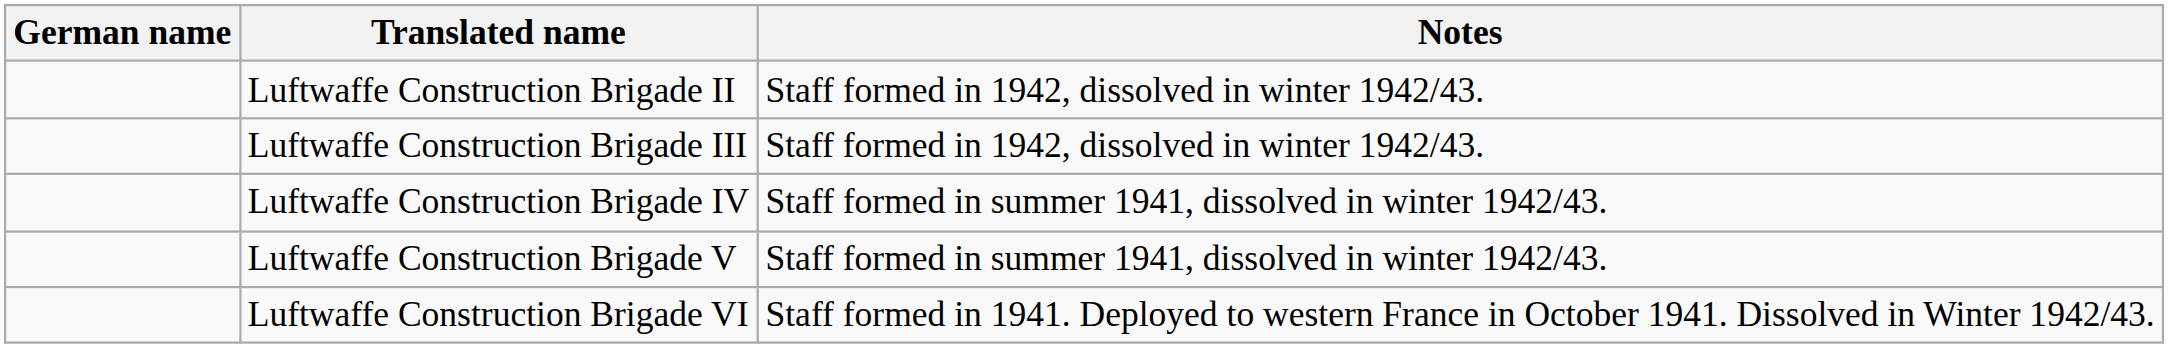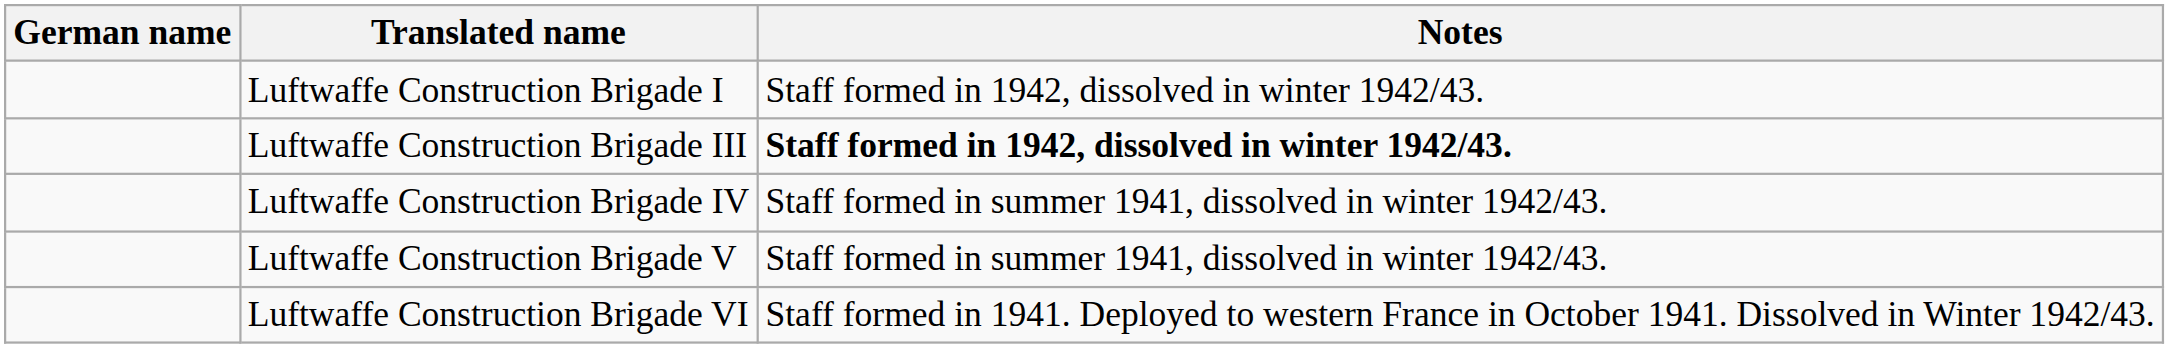+ row: (486, 88)
- row: (491, 88)
(1125, 145) normal -> (1139, 145) bold
